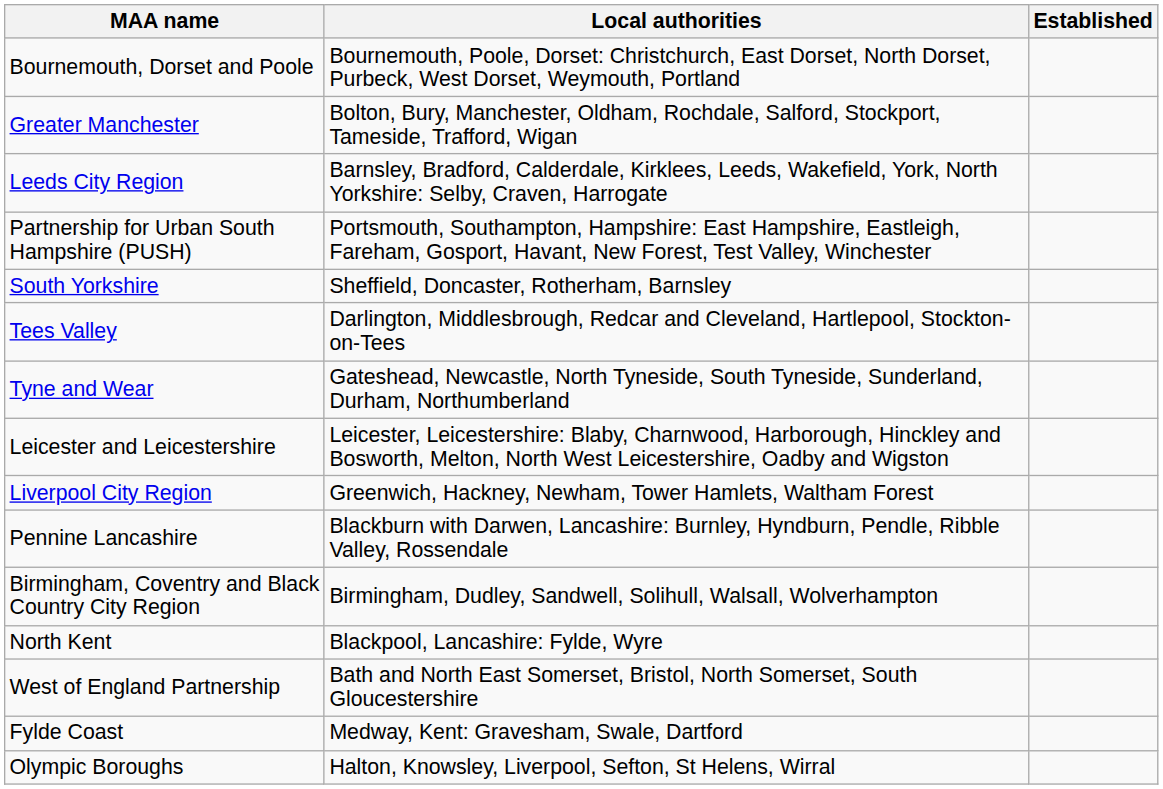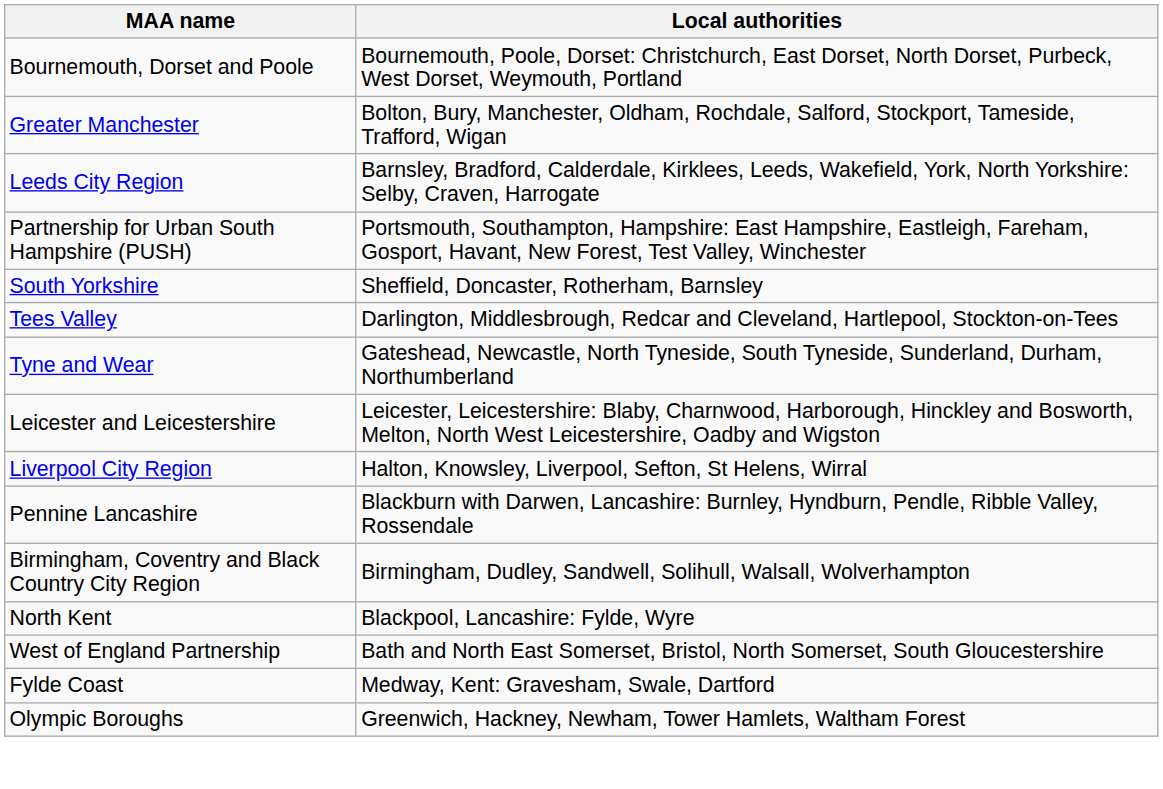- column: (1093, 21)
(631, 492) Greenwich, Hackney, Newham, Tower Hamlets, Waltham Forest -> (614, 468) Halton, Knowsley, Liverpool, Sefton, St Helens, Wirral
(582, 767) Halton, Knowsley, Liverpool, Sefton, St Helens, Wirral -> (663, 719) Greenwich, Hackney, Newham, Tower Hamlets, Waltham Forest
